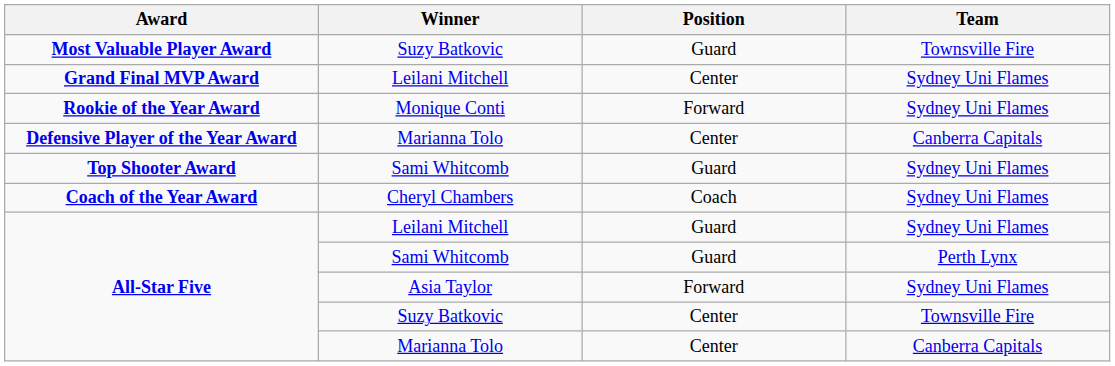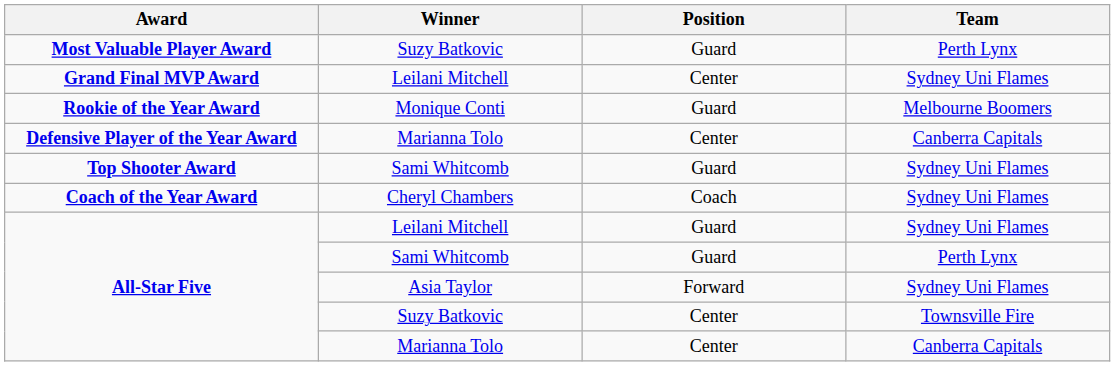(978, 49) Townsville Fire -> (978, 49) Perth Lynx
(714, 108) Forward -> (714, 108) Guard
(978, 108) Sydney Uni Flames -> (978, 108) Melbourne Boomers
